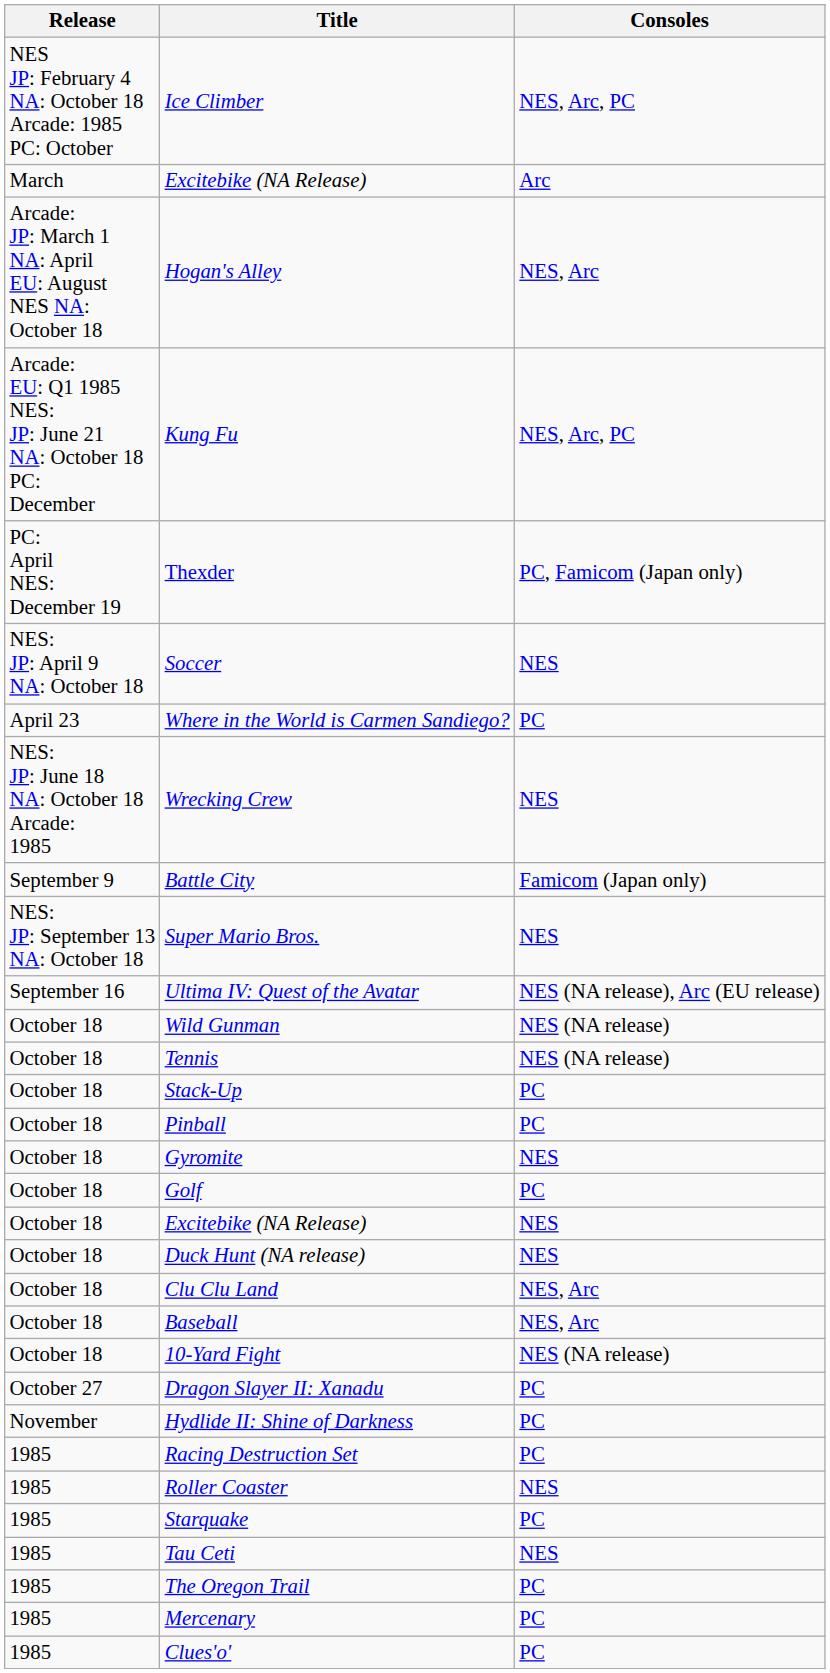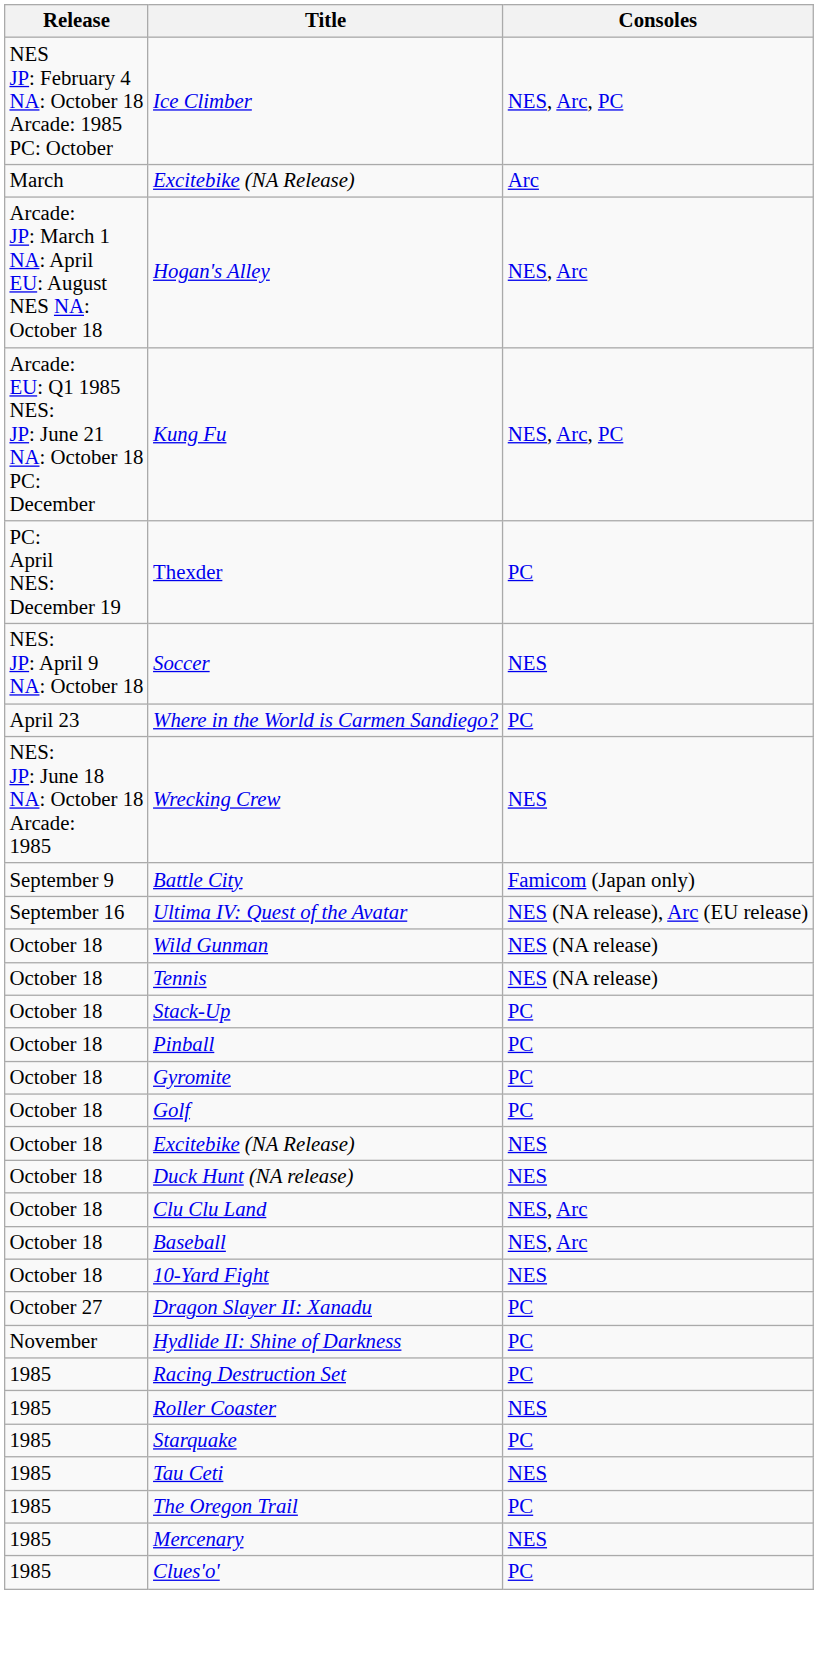(631, 572) PC, Famicom (Japan only) -> (520, 572) PC
- row: (82, 935)
(539, 1157) NES -> (520, 1077) PC
(594, 1355) NES (NA release) -> (527, 1275) NES
(532, 1619) PC -> (527, 1539) NES
